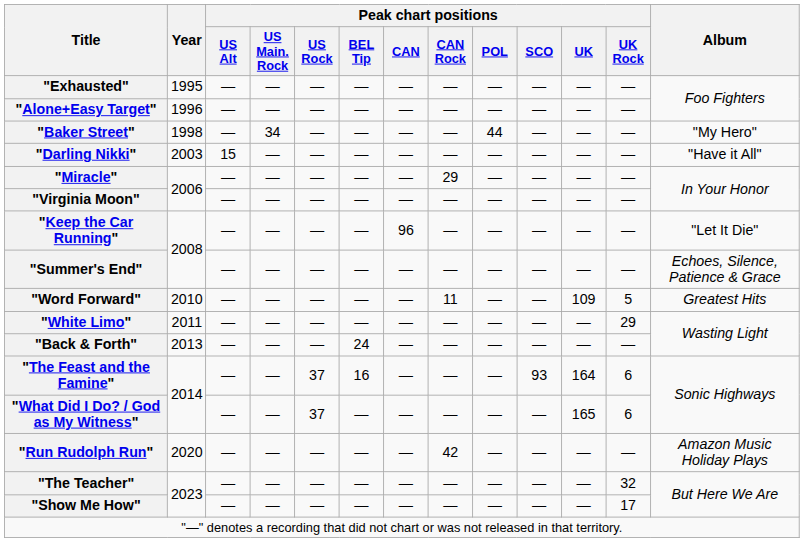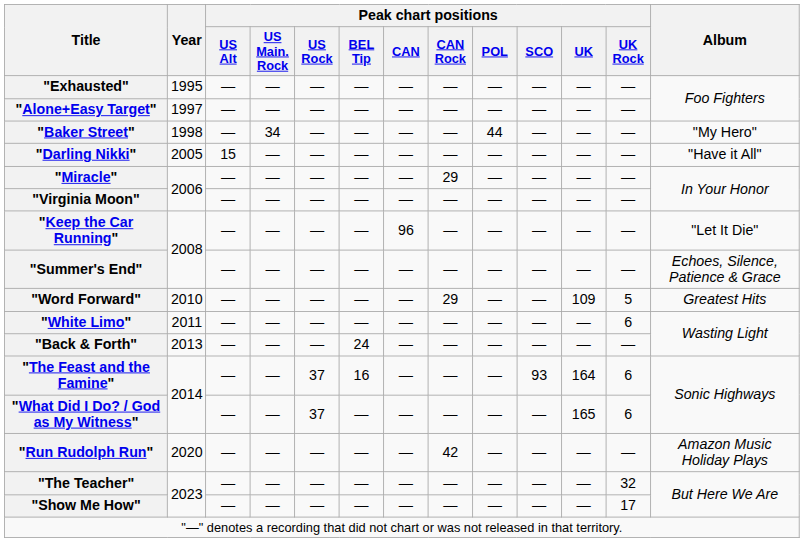(187, 109) 1996 -> (187, 109) 1997
(187, 154) 2003 -> (187, 154) 2005
(450, 299) 11 -> (450, 299) 29
(628, 322) 29 -> (628, 322) 6
